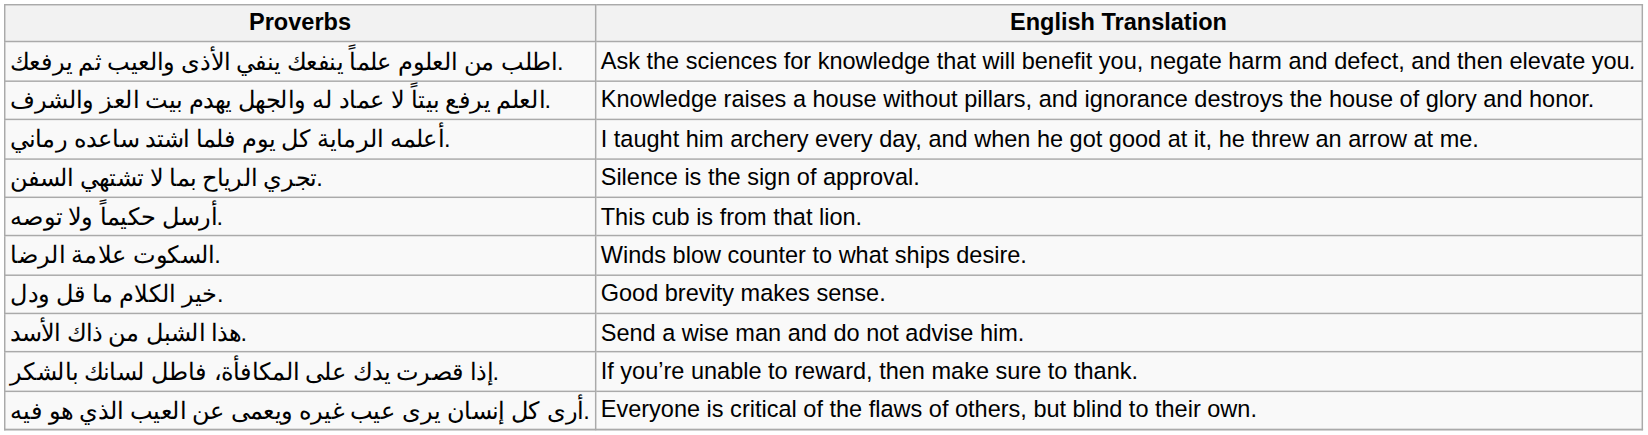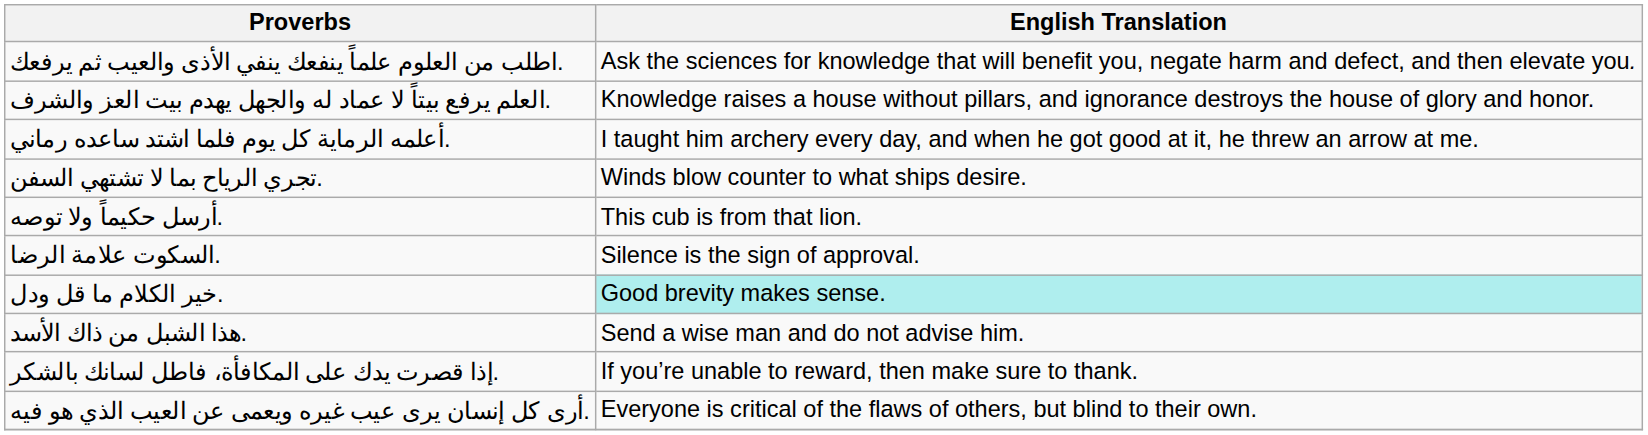(760, 177) Silence is the sign of approval. -> (814, 177) Winds blow counter to what ships desire.
(814, 255) Winds blow counter to what ships desire. -> (760, 255) Silence is the sign of approval.
(743, 293) no background -> (743, 293) paleturquoise background
